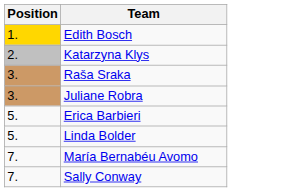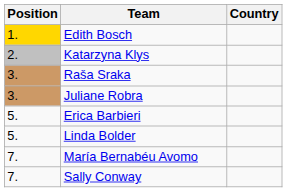+ column: (254, 14)
